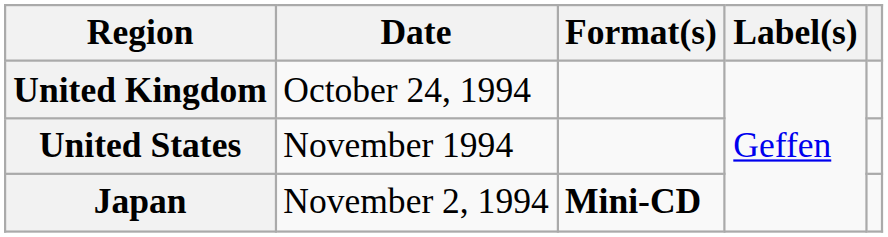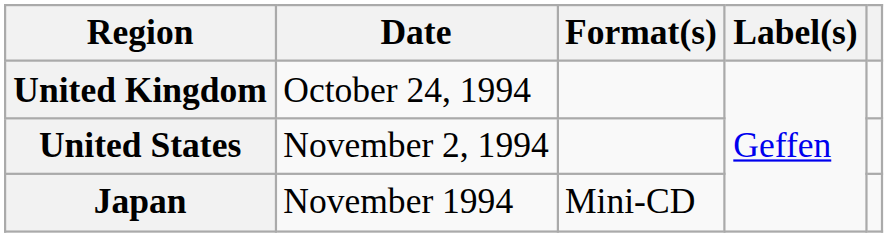(398, 145) November 1994 -> (416, 145) November 2, 1994
(416, 201) November 2, 1994 -> (398, 201) November 1994
(633, 201) bold -> (630, 201) normal
